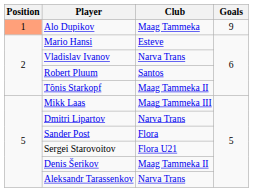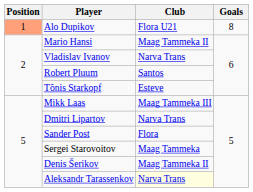(169, 27) Maag Tammeka -> (158, 27) Flora U21
(231, 27) 9 -> (231, 27) 8
(151, 42) Esteve -> (173, 42) Maag Tammeka II
(173, 88) Maag Tammeka II -> (151, 88) Esteve
(158, 149) Flora U21 -> (169, 149) Maag Tammeka
(162, 179) no background -> (162, 179) lightyellow background
